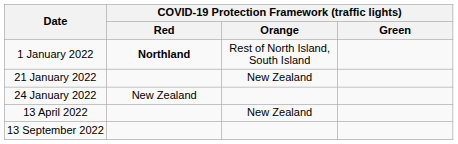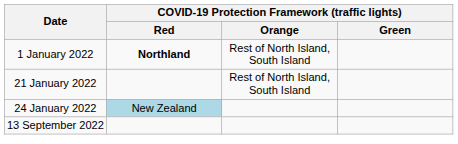(280, 78) New Zealand -> (280, 84) Rest of North Island, South Island
(164, 95) no background -> (164, 108) lightblue background
- row: (55, 113)
